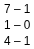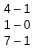rows swapped: (17, 8) <-> (17, 41)
